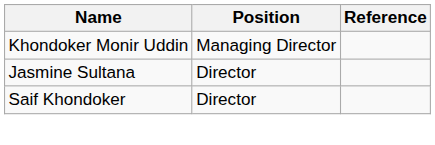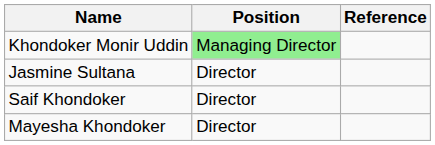(266, 45) no background -> (266, 45) lightgreen background
+ row: (87, 126)
